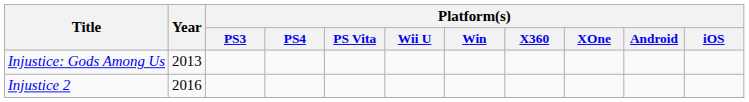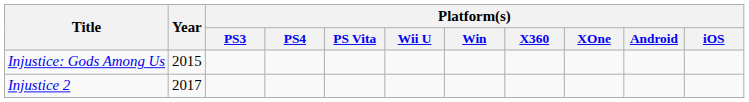(187, 61) 2013 -> (187, 61) 2015
(187, 85) 2016 -> (187, 85) 2017
